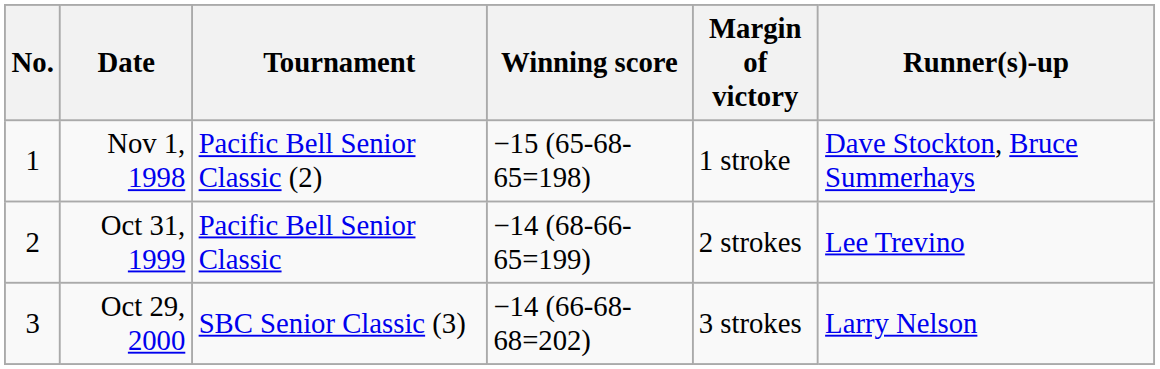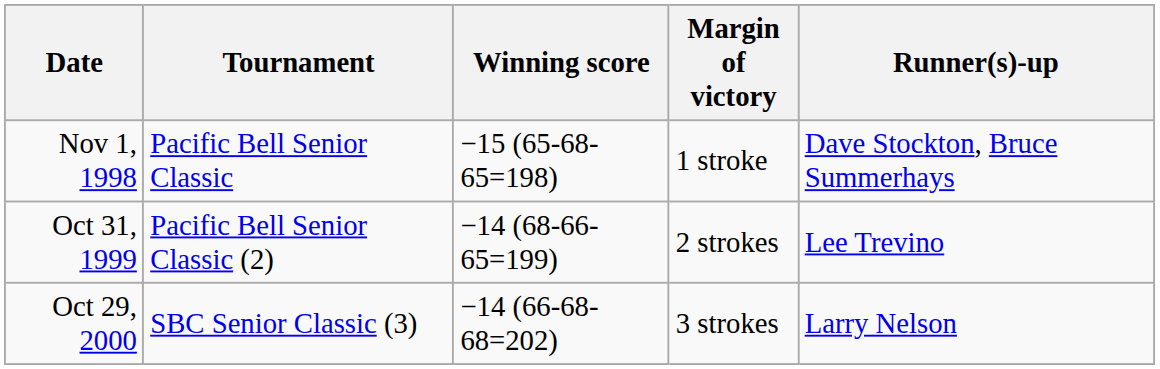- column: (33, 62)
(307, 160) Pacific Bell Senior Classic (2) -> (259, 160) Pacific Bell Senior Classic
(307, 242) Pacific Bell Senior Classic -> (259, 242) Pacific Bell Senior Classic (2)
